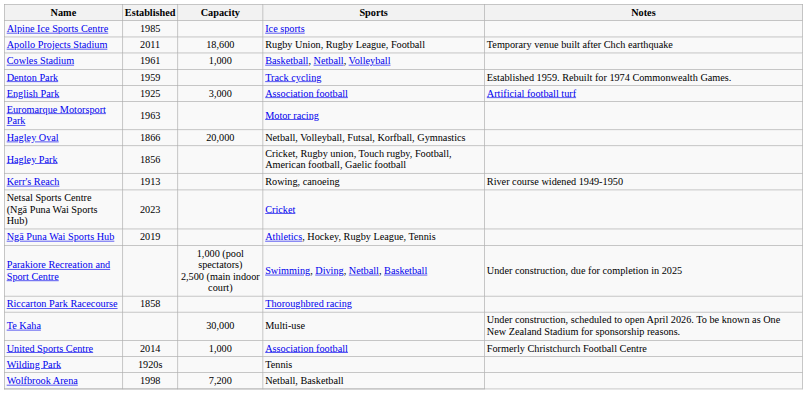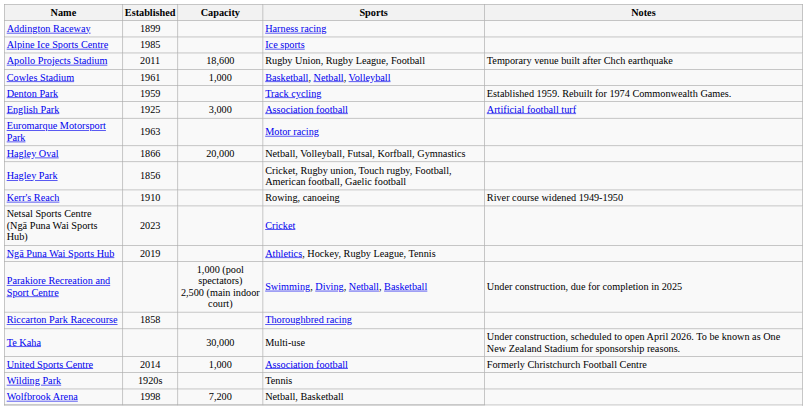+ row: (49, 28)
(150, 181) 1913 -> (150, 198) 1910
